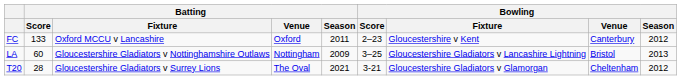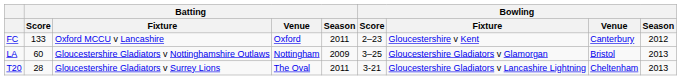(487, 54) Gloucestershire Gladiators v Lancashire Lightning -> (468, 54) Gloucestershire Gladiators v Glamorgan
(340, 68) 2021 -> (340, 68) 2011
(468, 68) Gloucestershire Gladiators v Glamorgan -> (487, 68) Gloucestershire Gladiators v Lancashire Lightning
(658, 68) 2012 -> (658, 68) 2013
